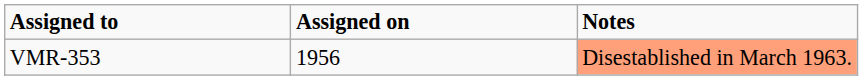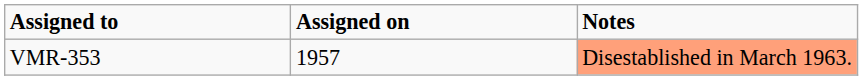(318, 57) 1956 -> (318, 57) 1957
